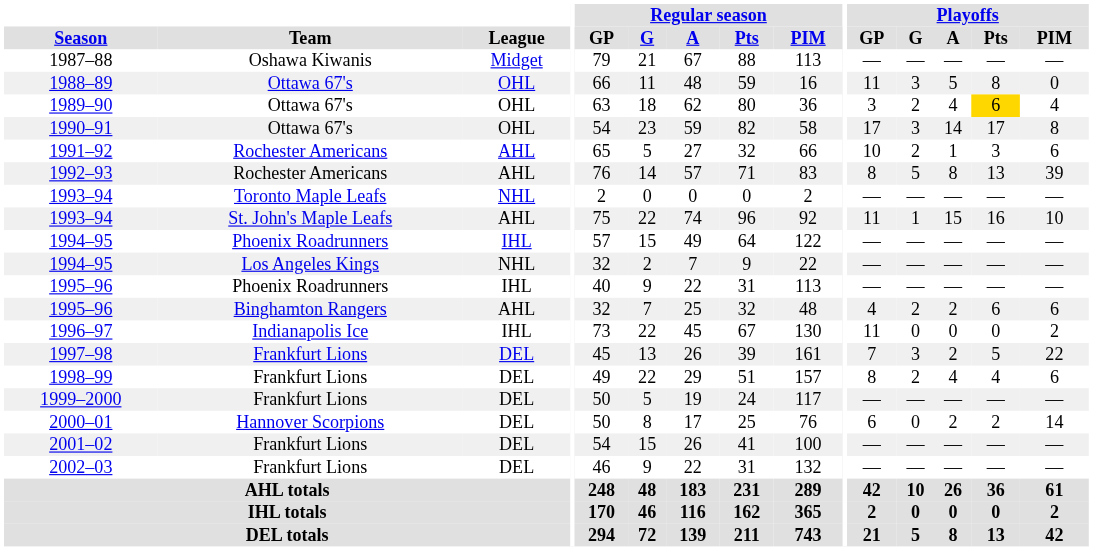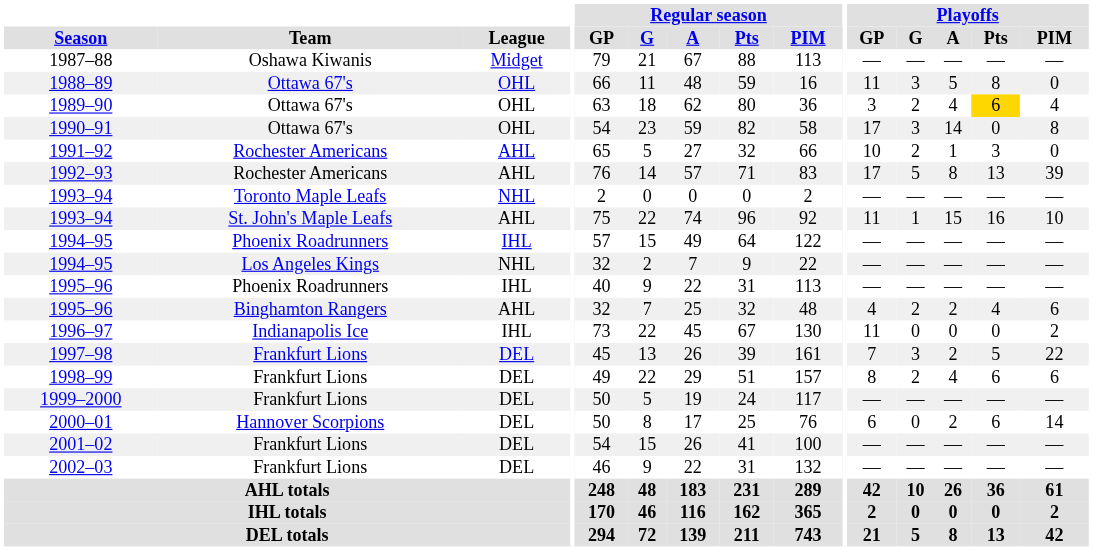(996, 128) 17 -> (996, 128) 0
(1054, 150) 6 -> (1054, 150) 0
(872, 173) 8 -> (872, 173) 17
(996, 309) 6 -> (996, 309) 4
(996, 376) 4 -> (996, 376) 6
(996, 422) 2 -> (996, 422) 6
